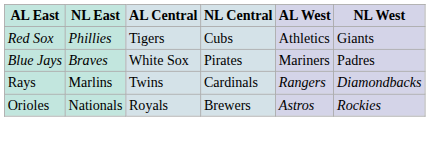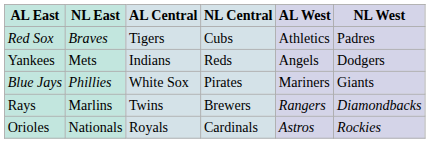(90, 37) Phillies -> (88, 37) Braves
(355, 37) Giants -> (356, 37) Padres
+ row: (31, 60)
(88, 60) Braves -> (90, 82) Phillies
(356, 60) Padres -> (355, 82) Giants
(231, 82) Cardinals -> (227, 104) Brewers
(227, 104) Brewers -> (231, 127) Cardinals
